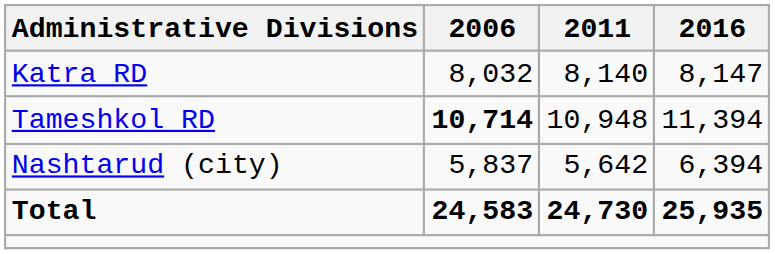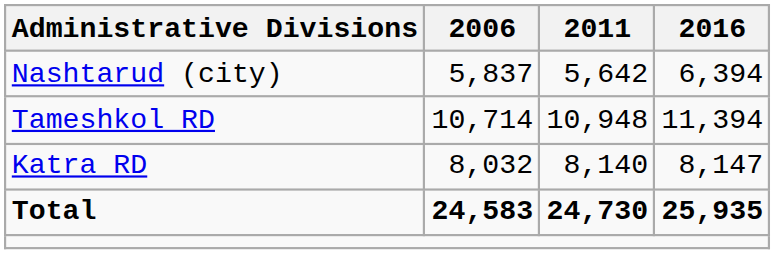rows swapped: (80, 74) <-> (147, 166)
(482, 120) bold -> (482, 120) normal
